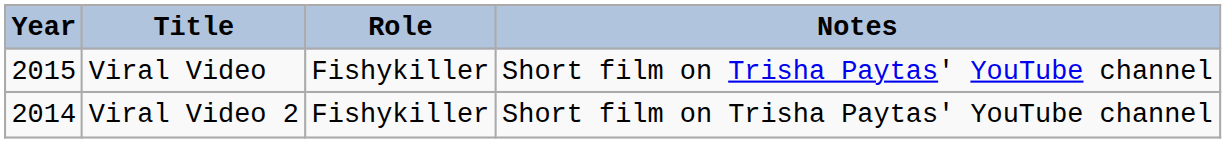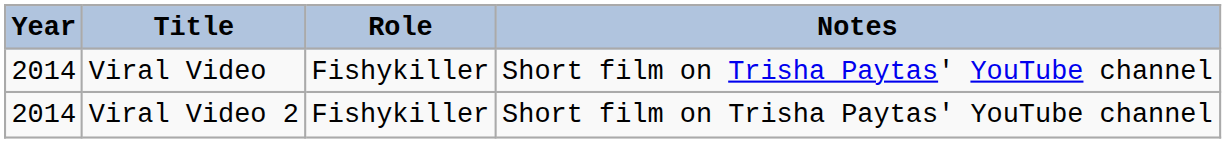(44, 71) 2015 -> (44, 71) 2014
